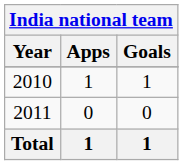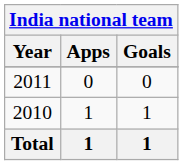rows swapped: (32, 81) <-> (32, 112)
